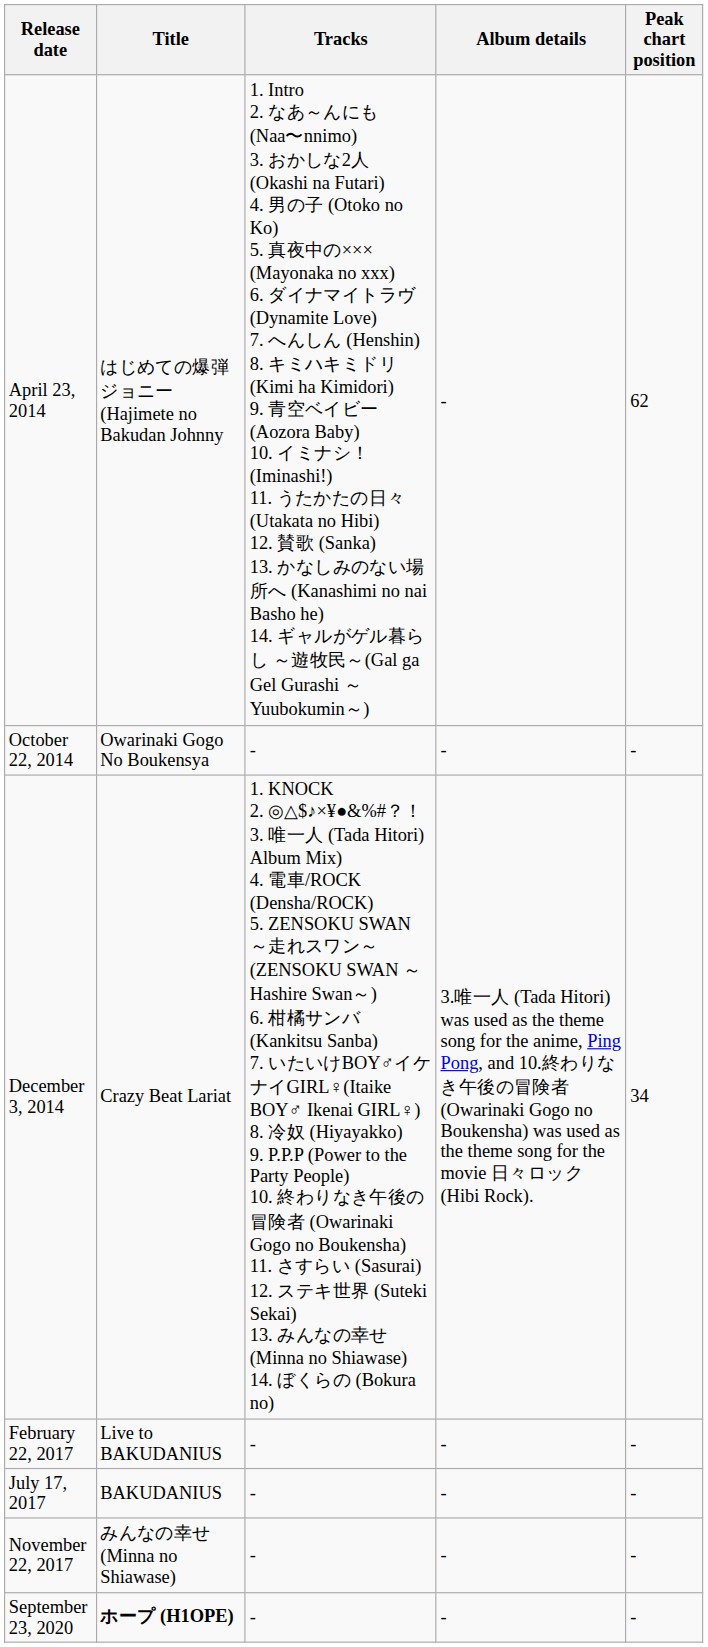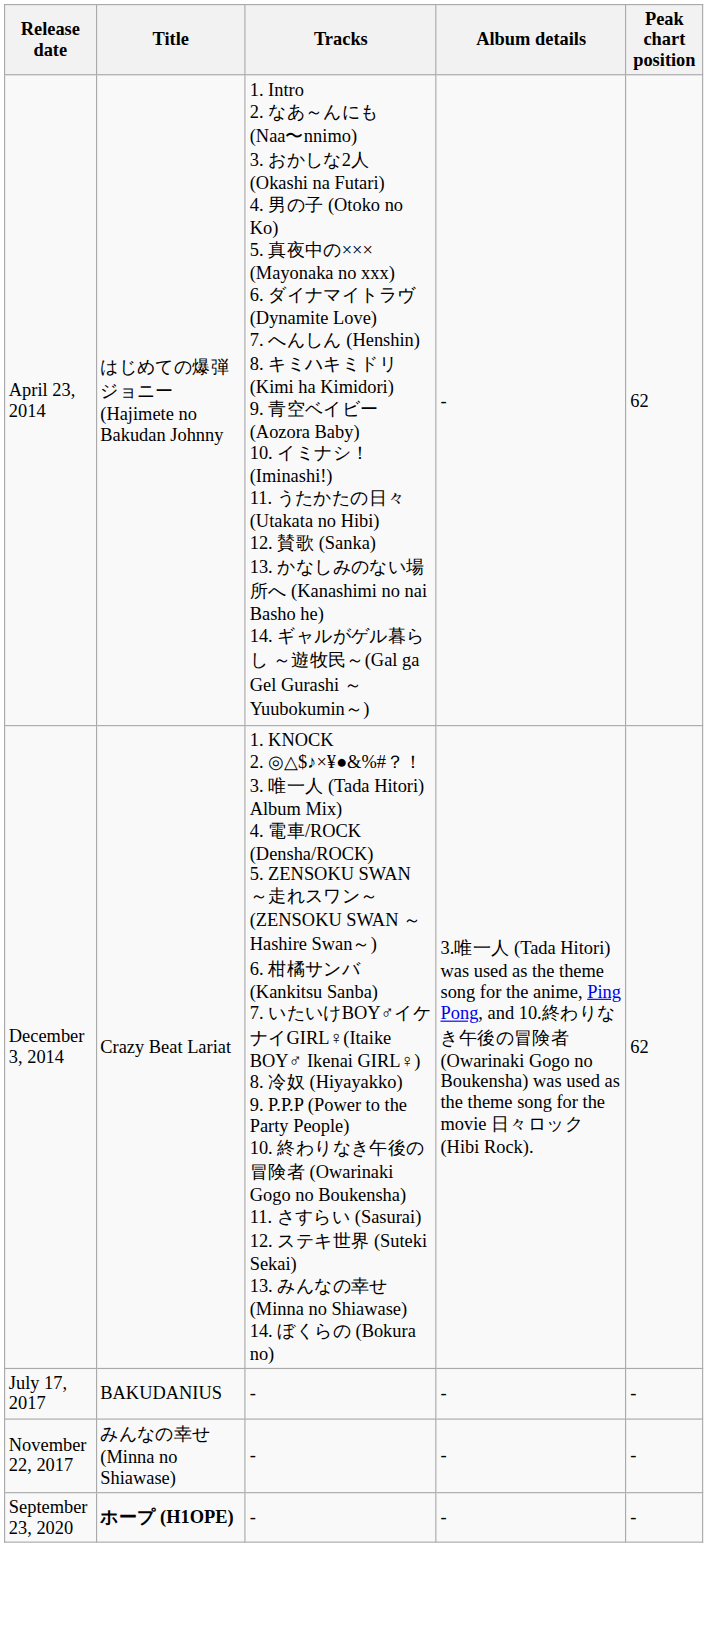- row: (41, 750)
(640, 1096) 34 -> (640, 1046) 62
- row: (42, 1443)
